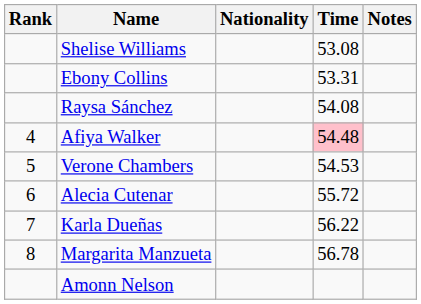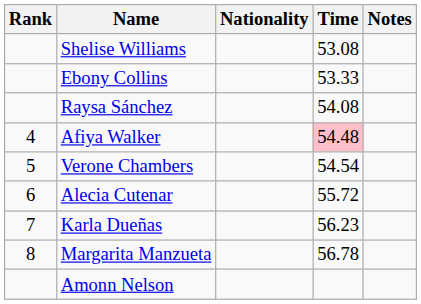(338, 78) 53.31 -> (338, 78) 53.33
(338, 166) 54.53 -> (338, 166) 54.54
(338, 225) 56.22 -> (338, 225) 56.23
